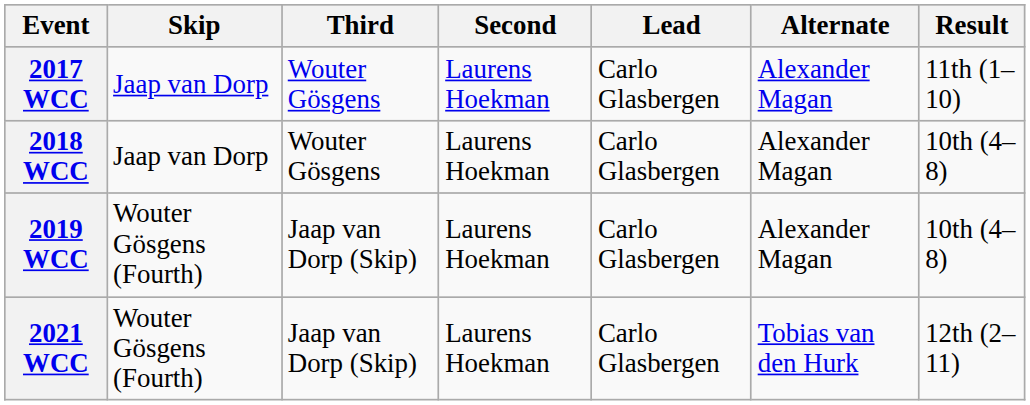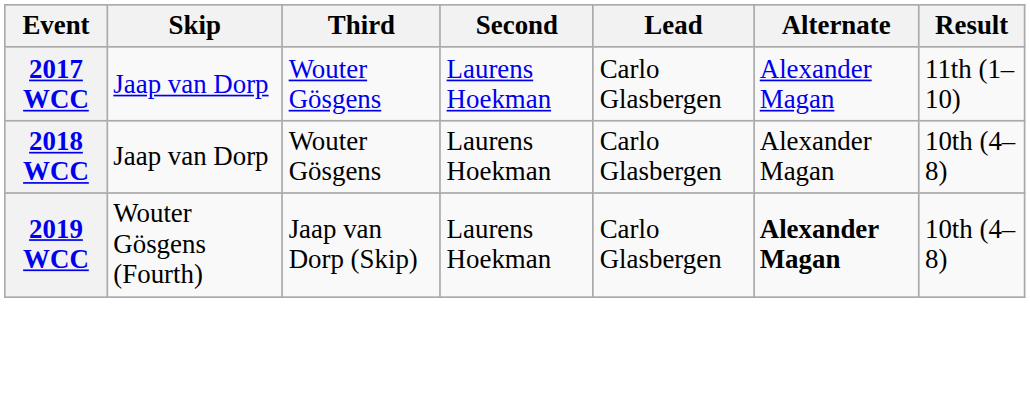(814, 244) normal -> (819, 244) bold
- row: (56, 347)
